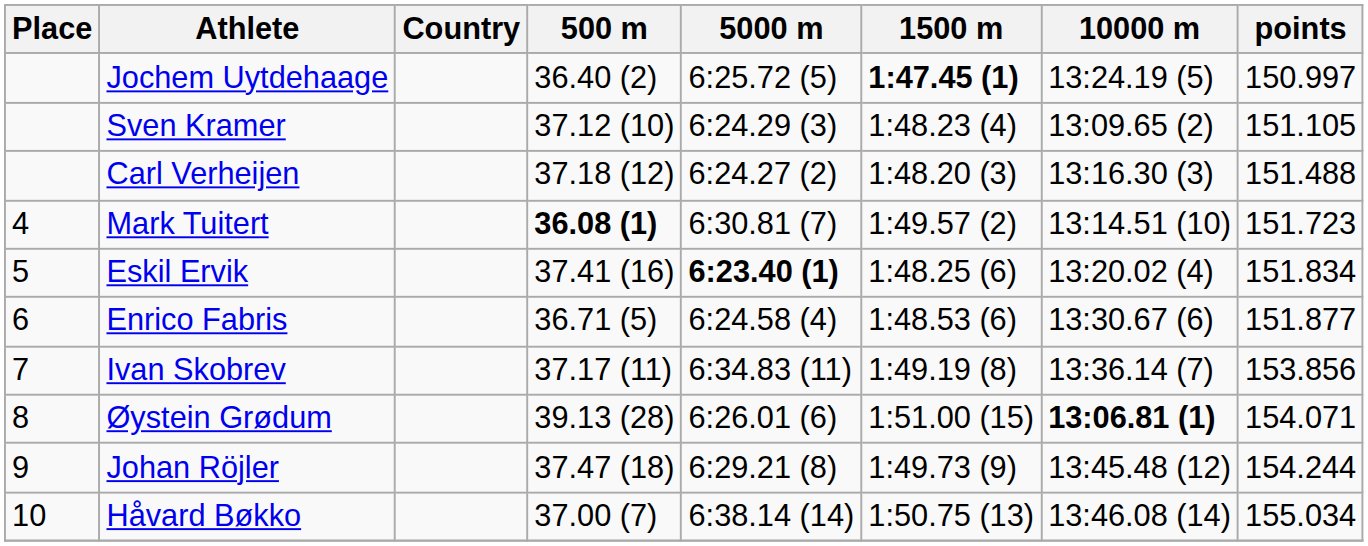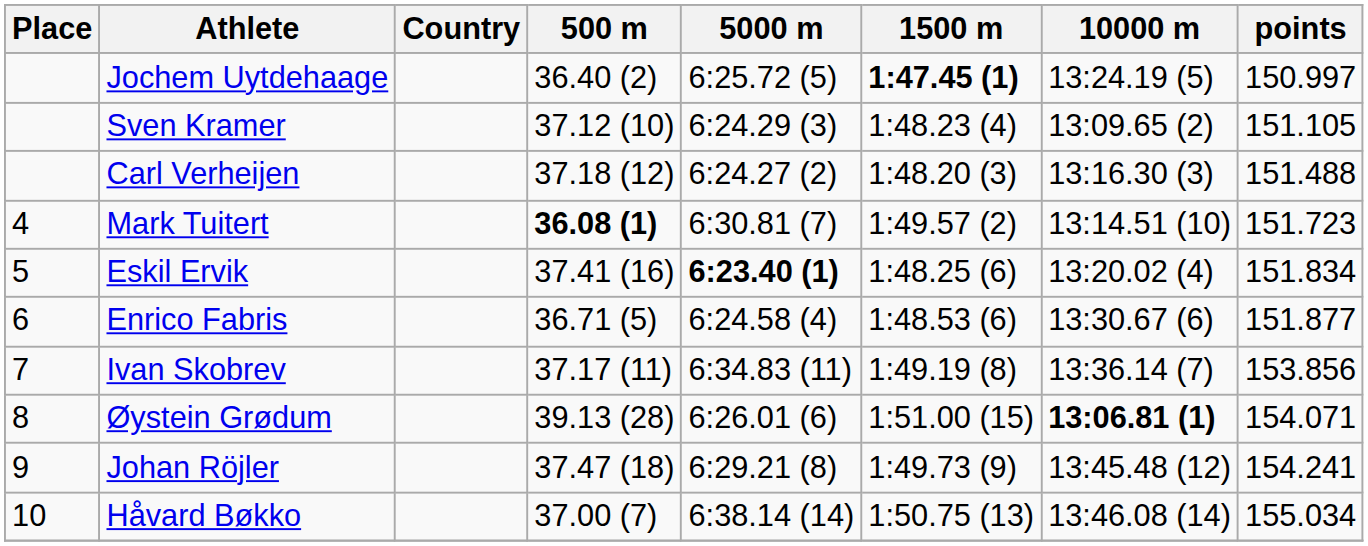(1301, 467) 154.244 -> (1301, 467) 154.241
